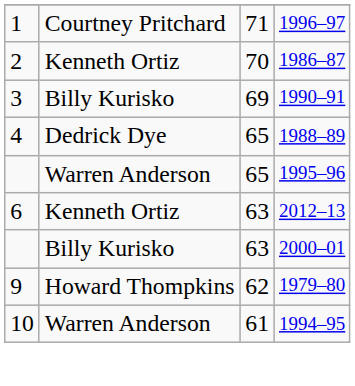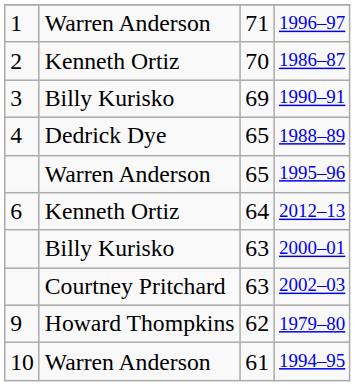(135, 23) Courtney Pritchard -> (128, 23) Warren Anderson
(257, 211) 63 -> (257, 211) 64
+ row: (312, 286)
